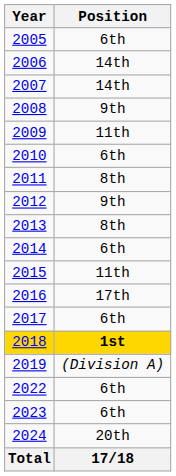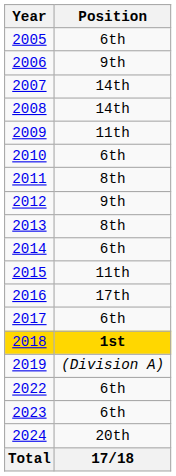(113, 63) 14th -> (113, 63) 9th
(113, 109) 9th -> (113, 109) 14th
